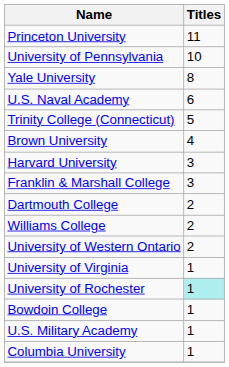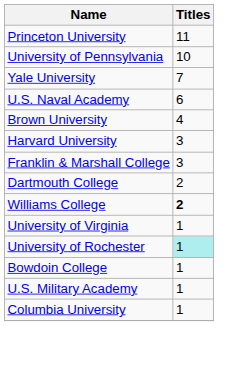(190, 78) 8 -> (180, 78) 7
- row: (91, 120)
(190, 225) normal -> (180, 204) bold
- row: (94, 246)
